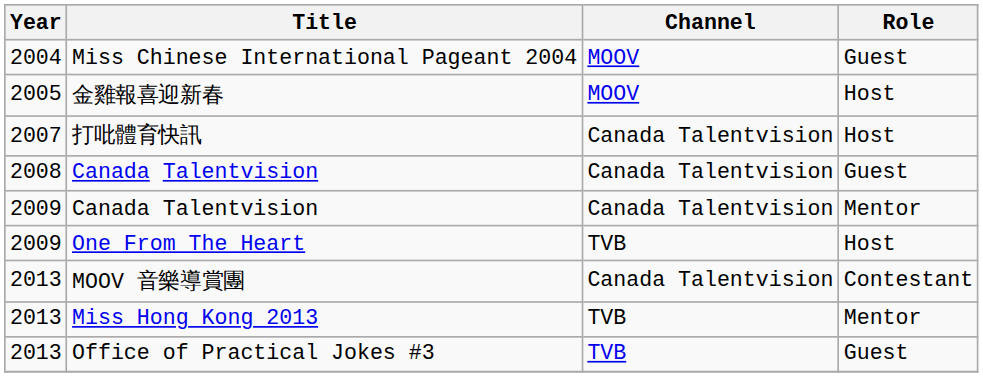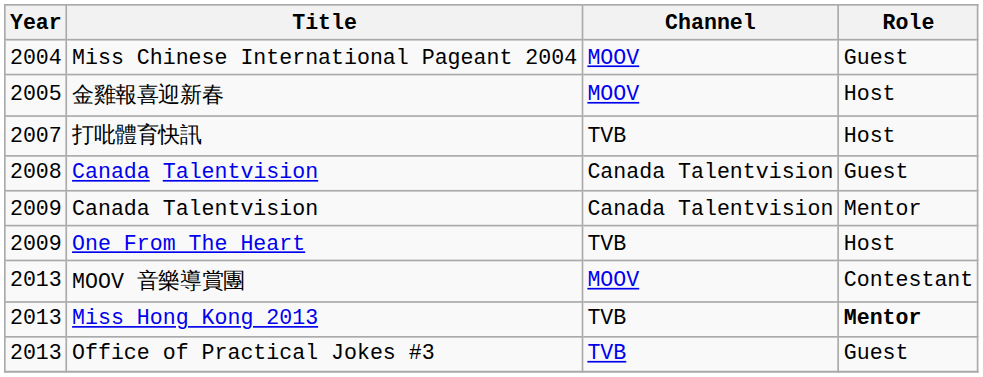(710, 135) Canada Talentvision -> (607, 135) TVB
(710, 281) Canada Talentvision -> (613, 281) MOOV
(883, 319) normal -> (883, 319) bold
